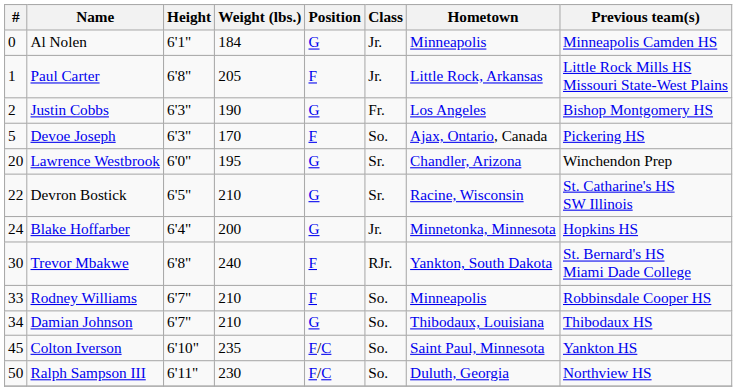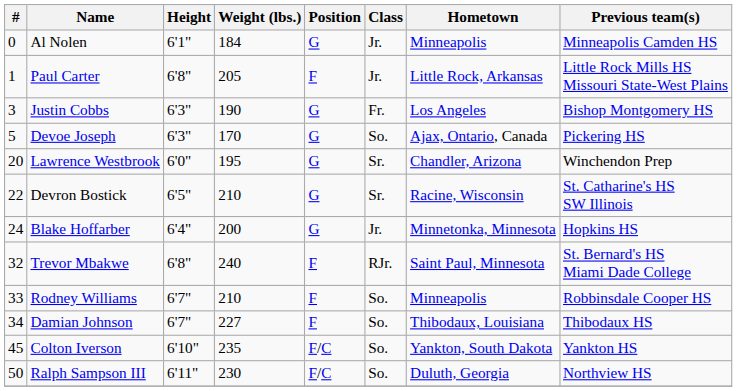(12, 111) 2 -> (12, 111) 3
(313, 136) F -> (314, 136) G
(16, 263) 30 -> (16, 263) 32
(481, 263) Yankton, South Dakota -> (477, 263) Saint Paul, Minnesota
(230, 323) 210 -> (230, 323) 227
(314, 323) G -> (313, 323) F
(477, 348) Saint Paul, Minnesota -> (481, 348) Yankton, South Dakota
